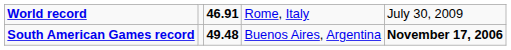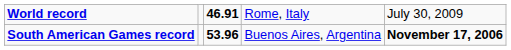(222, 34) 49.48 -> (222, 34) 53.96
